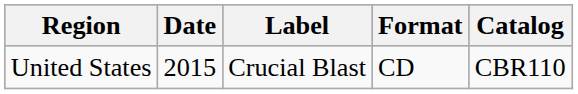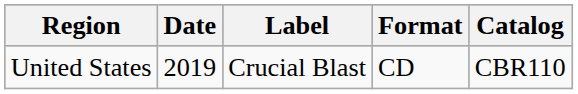(190, 66) 2015 -> (190, 66) 2019
